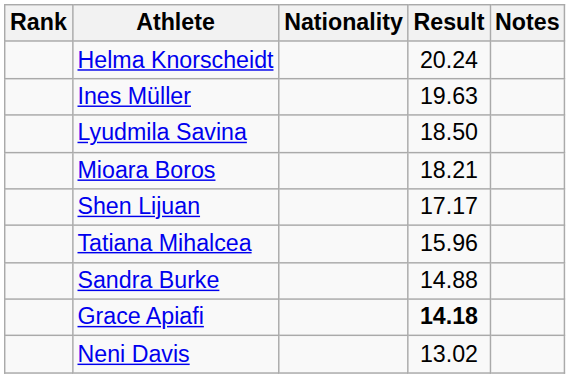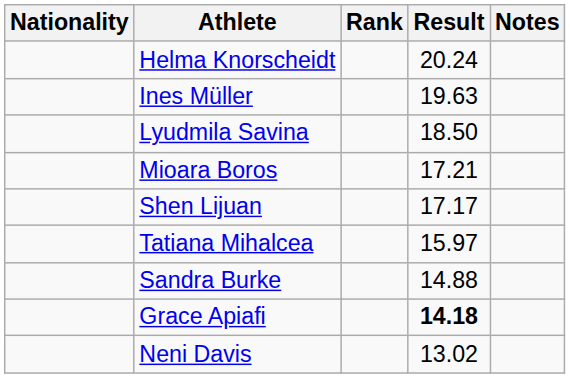columns swapped: (38, 22) <-> (343, 22)
(449, 170) 18.21 -> (449, 170) 17.21
(449, 243) 15.96 -> (449, 243) 15.97
